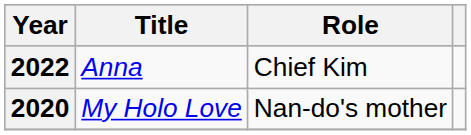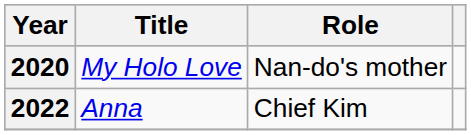rows swapped: (40, 108) <-> (40, 66)
